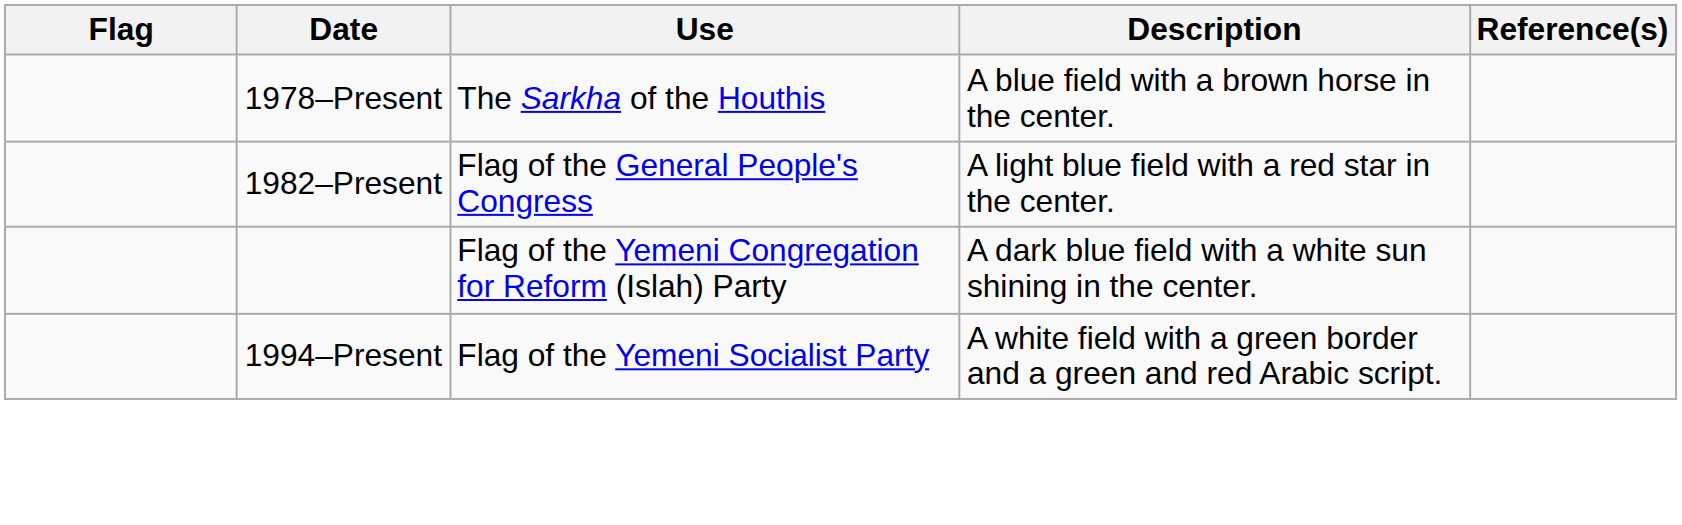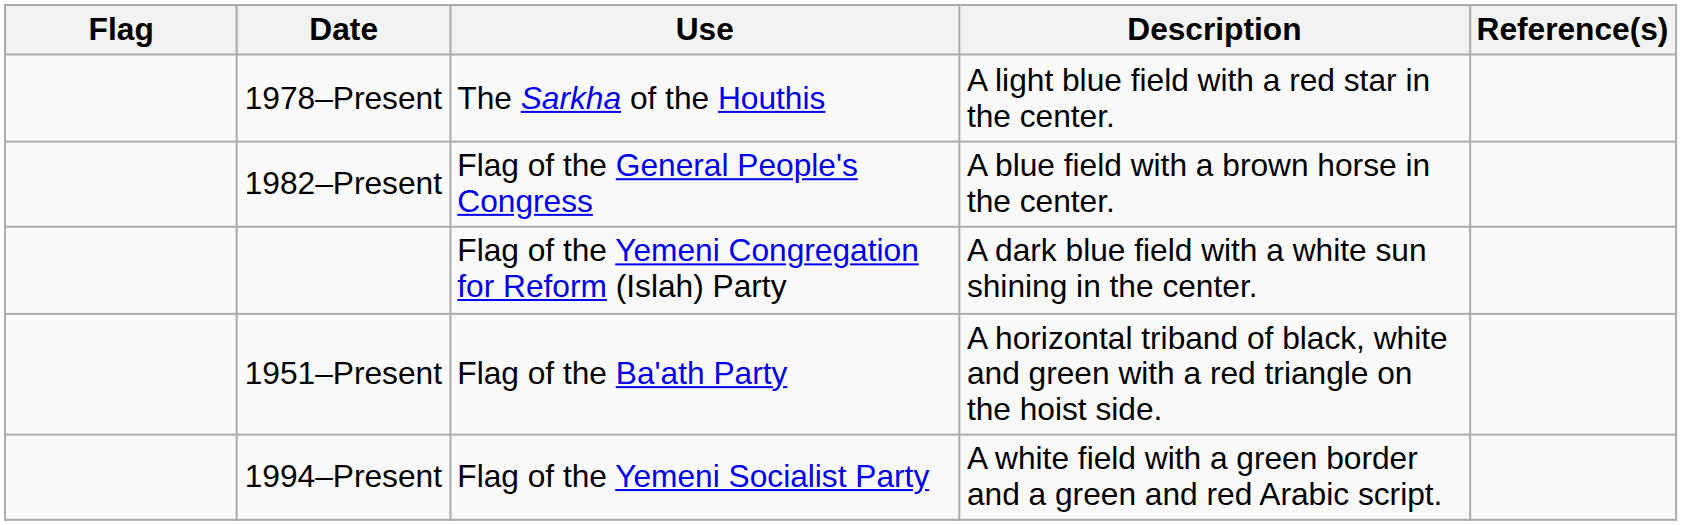(1198, 97) A blue field with a brown horse in the center. -> (1198, 97) A light blue field with a red star in the center.
(1198, 183) A light blue field with a red star in the center. -> (1198, 183) A blue field with a brown horse in the center.
+ row: (343, 373)
